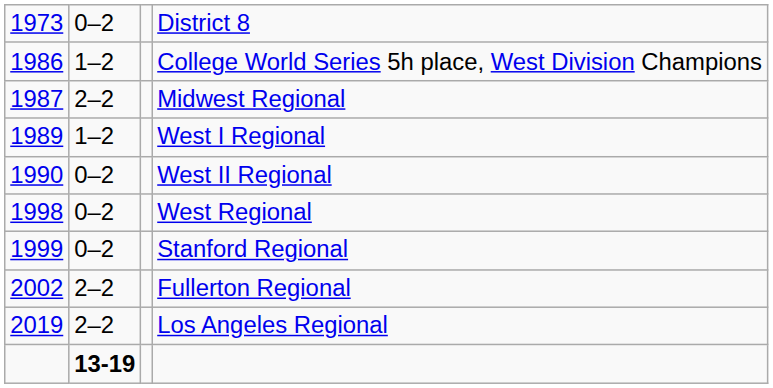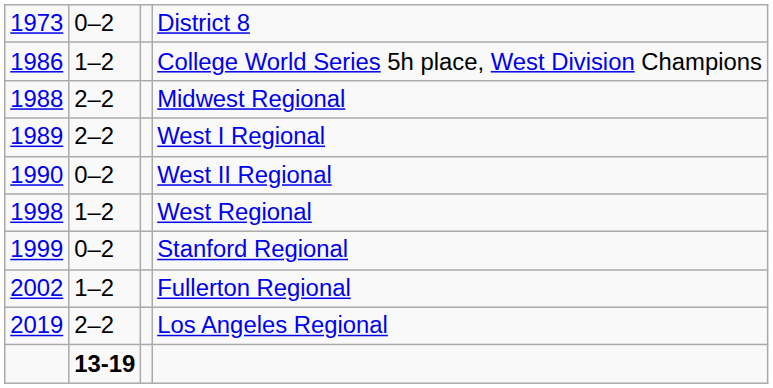(37, 99) 1987 -> (37, 99) 1988
(94, 136) 1–2 -> (94, 136) 2–2
(94, 212) 0–2 -> (94, 212) 1–2
(94, 288) 2–2 -> (94, 288) 1–2
